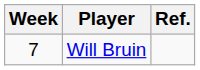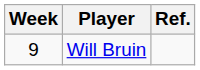(33, 49) 7 -> (33, 49) 9
